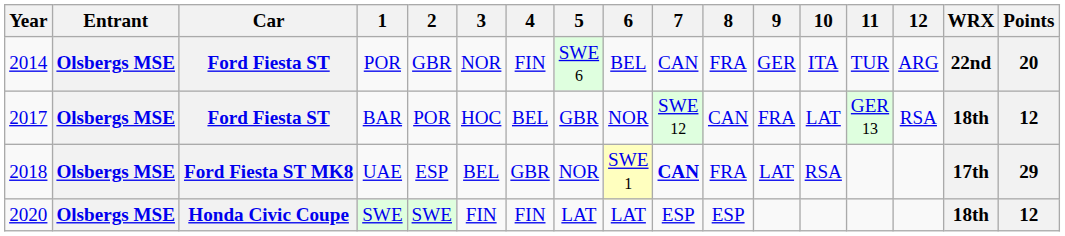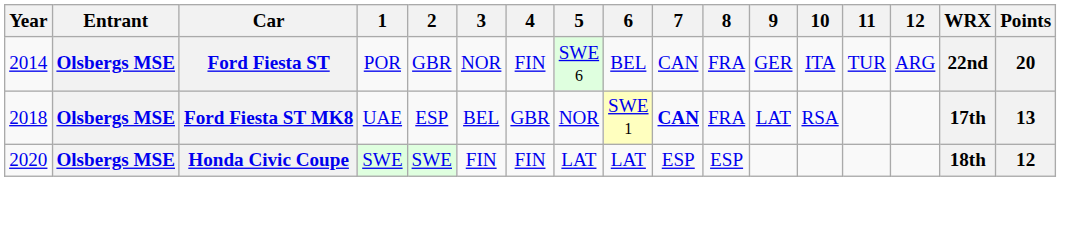- row: (382, 117)
(1029, 171) 29 -> (1026, 117) 13
